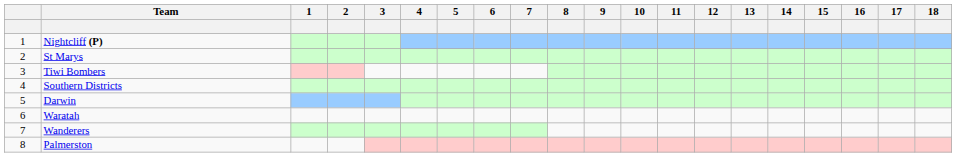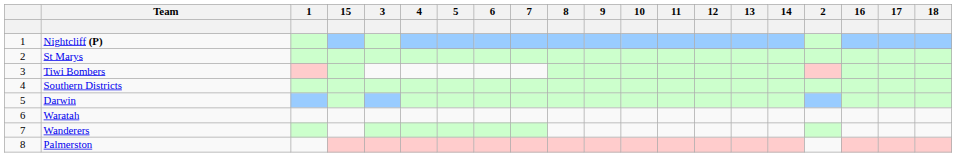columns swapped: (346, 27) <-> (823, 27)
